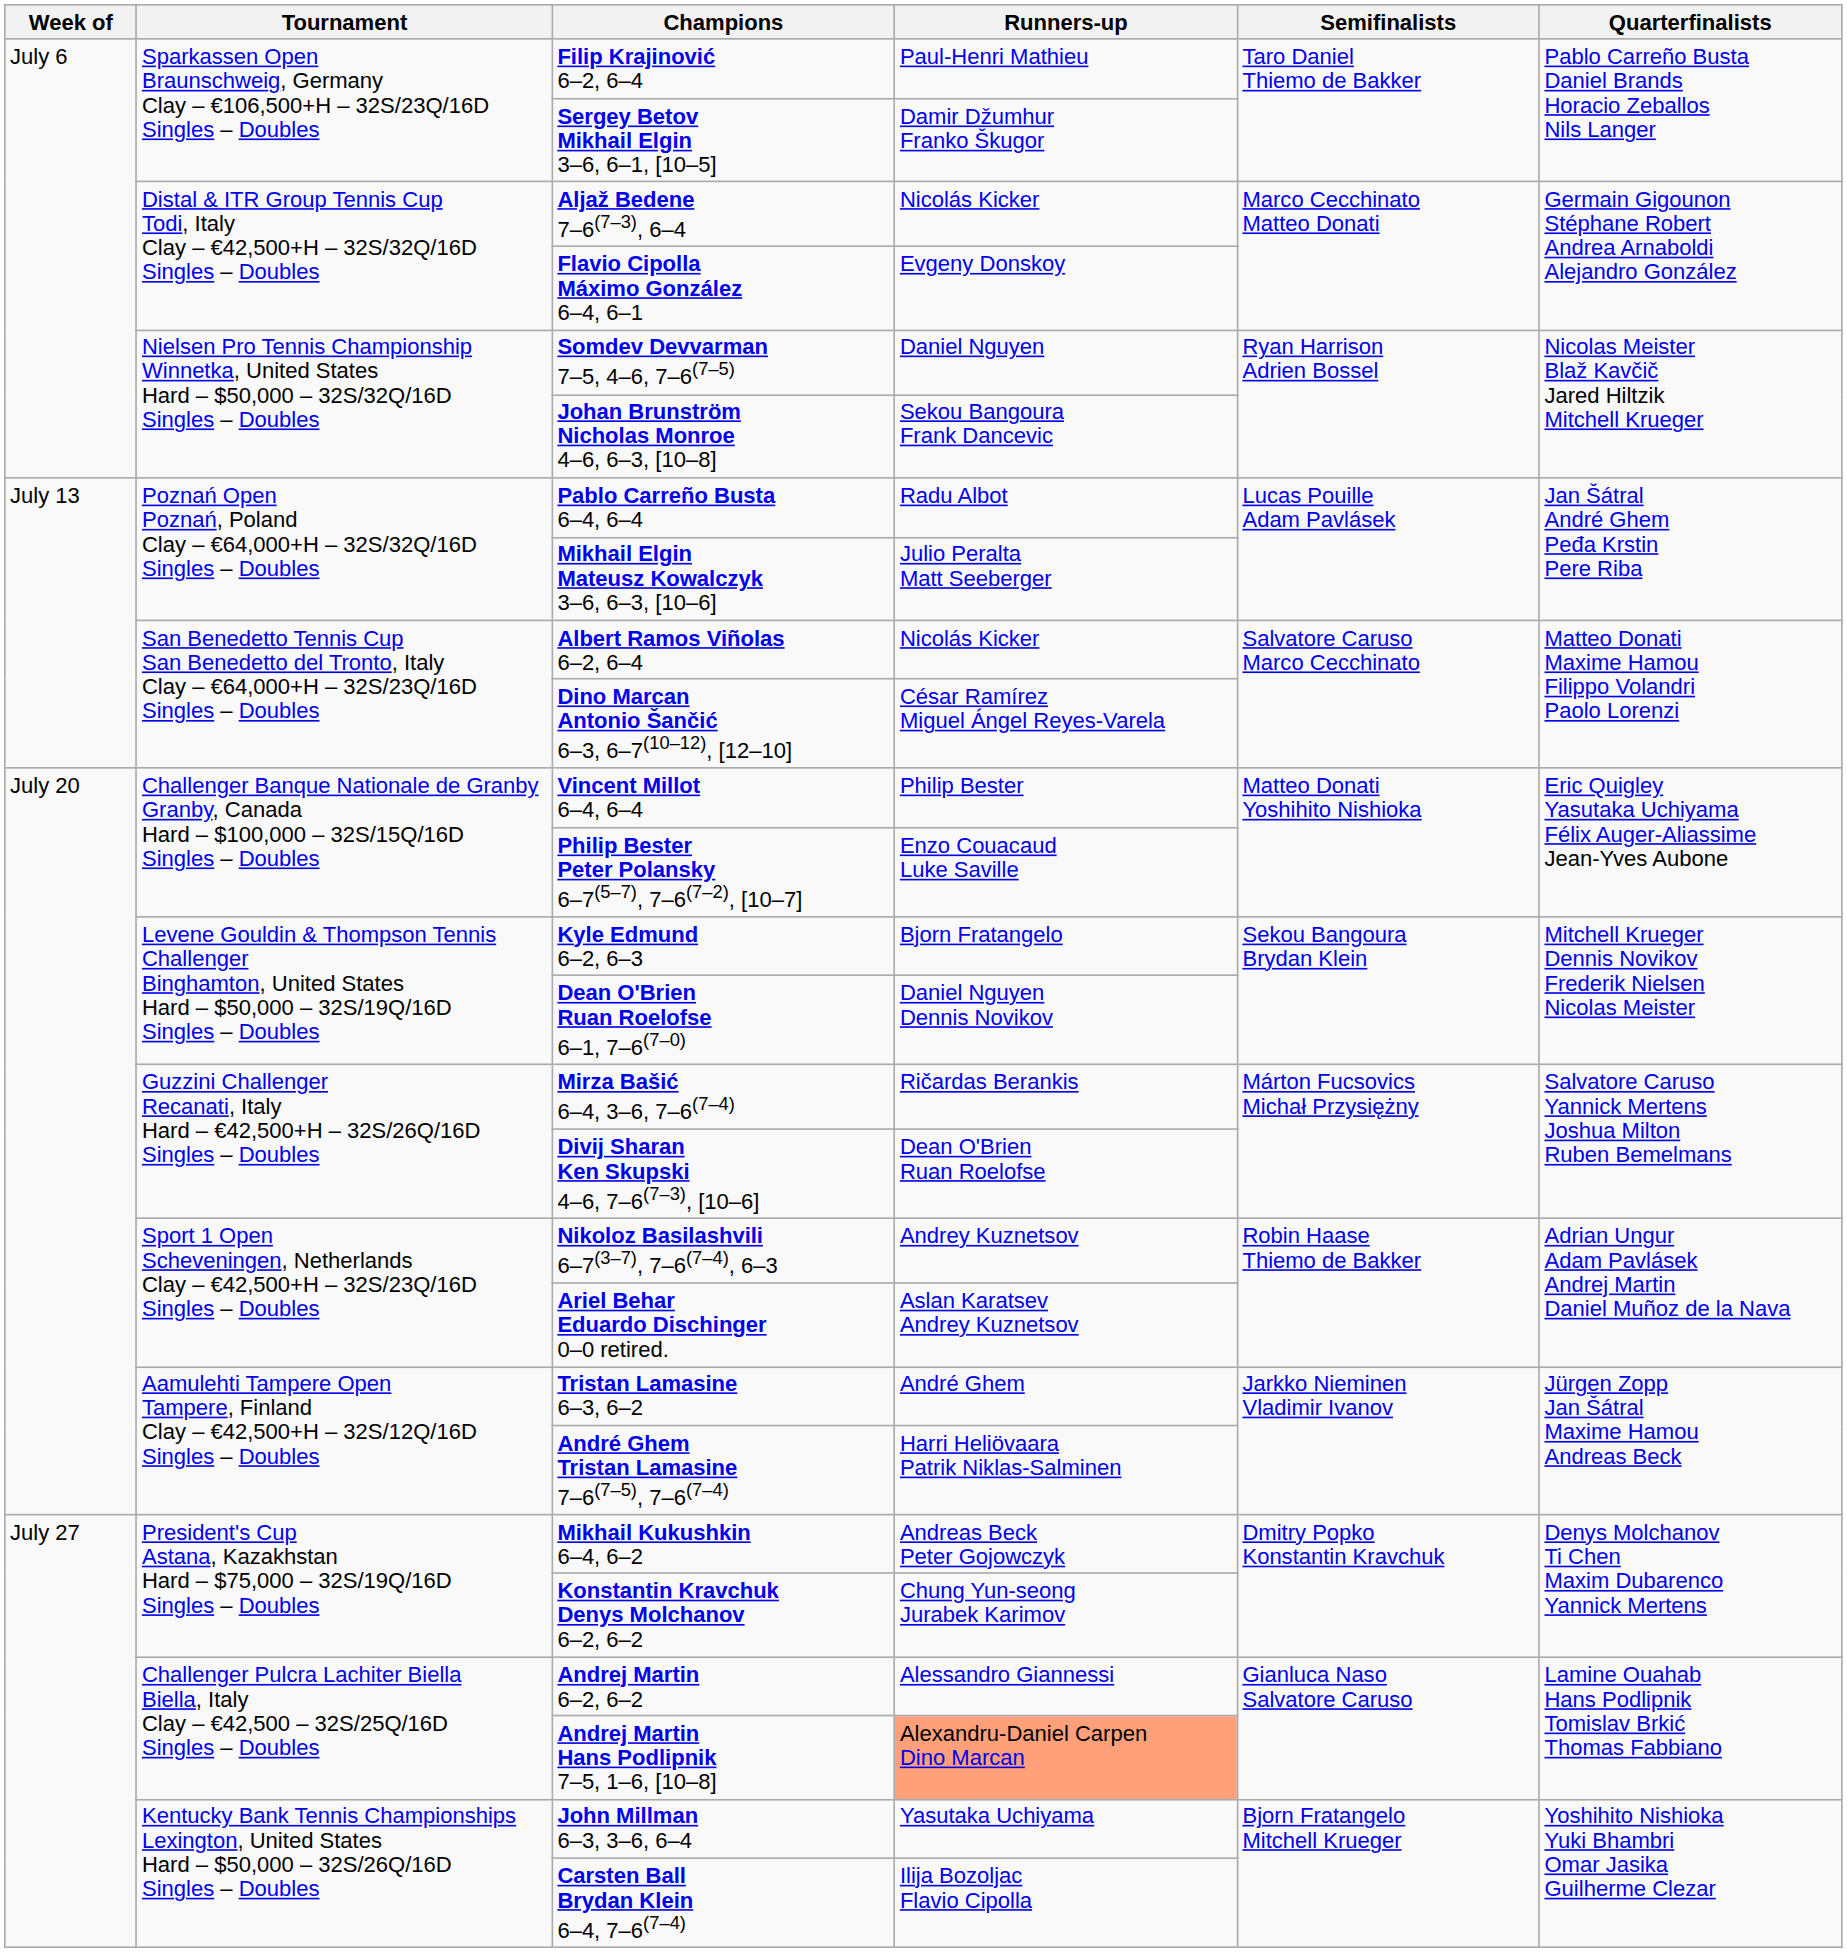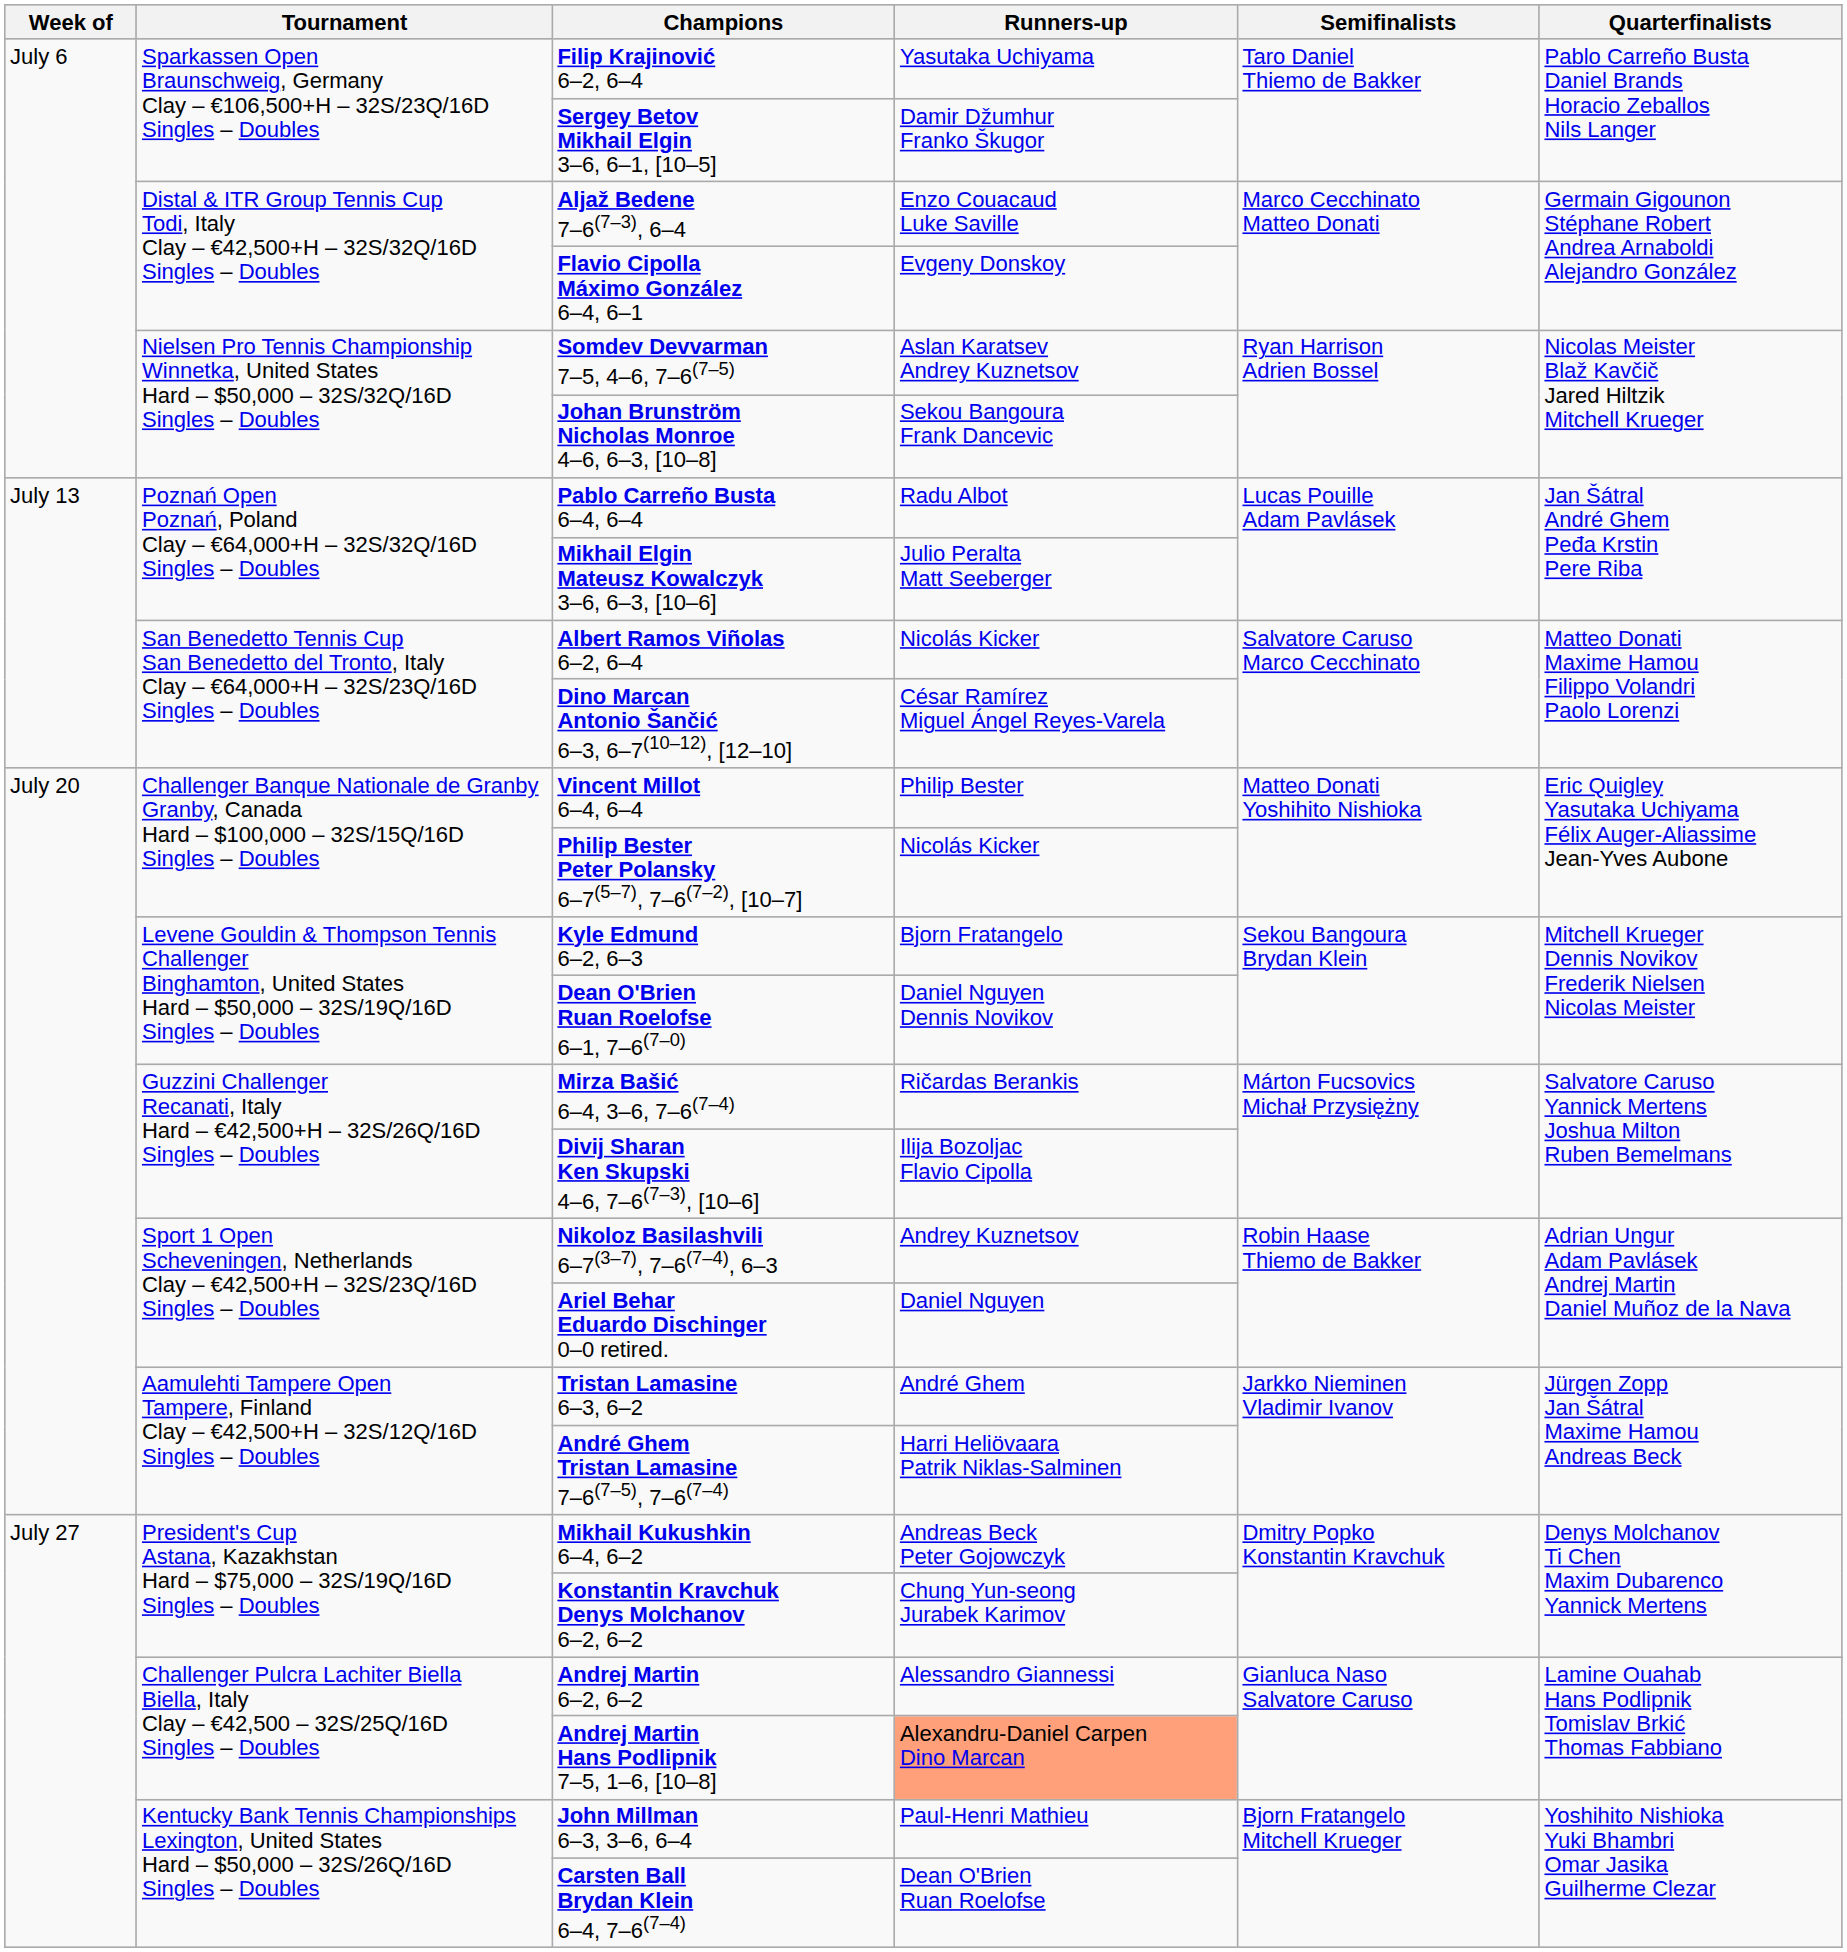(994, 56) Paul-Henri Mathieu -> (997, 56) Yasutaka Uchiyama
(970, 199) Nicolás Kicker -> (978, 211) Enzo Couacaud Luke Saville
(972, 347) Daniel Nguyen -> (989, 359) Aslan Karatsev Andrey Kuznetsov
(978, 857) Enzo Couacaud Luke Saville -> (970, 844) Nicolás Kicker
(973, 1159) Dean O'Brien Ruan Roelofse -> (966, 1159) Ilija Bozoljac Flavio Cipolla
(989, 1312) Aslan Karatsev Andrey Kuznetsov -> (972, 1300) Daniel Nguyen
(997, 1816) Yasutaka Uchiyama -> (994, 1816) Paul-Henri Mathieu
(966, 1887) Ilija Bozoljac Flavio Cipolla -> (973, 1887) Dean O'Brien Ruan Roelofse
